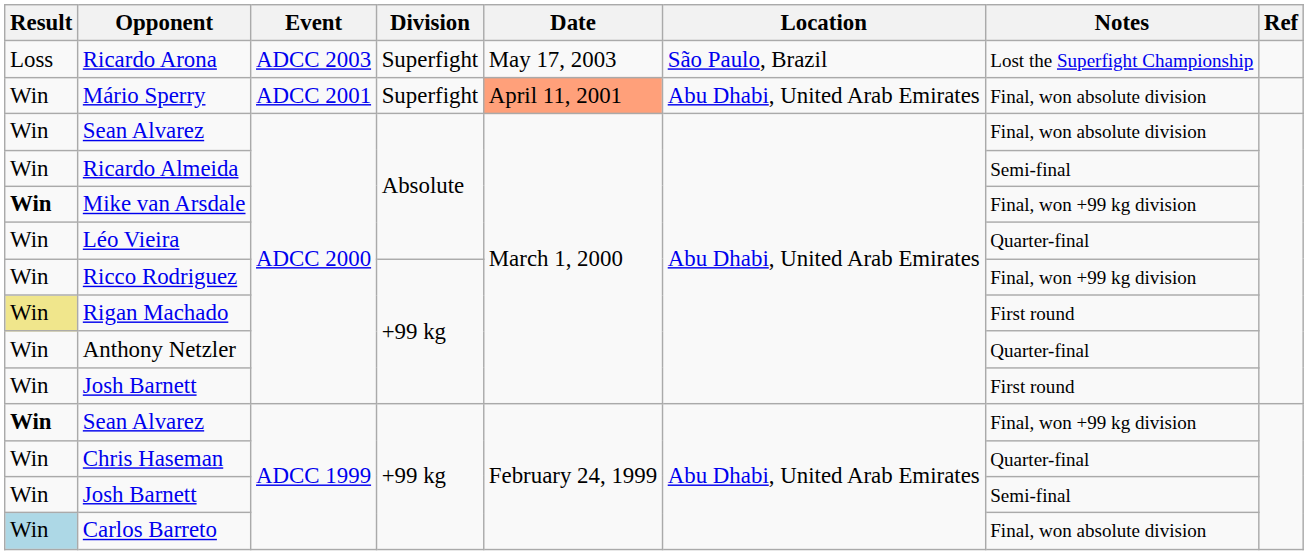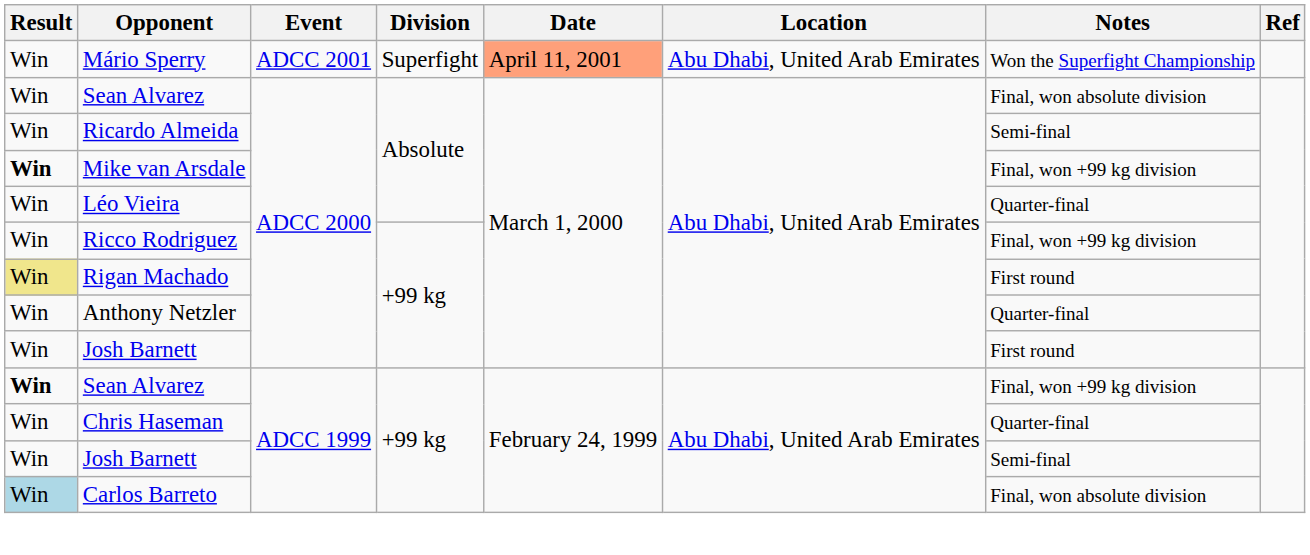- row: (150, 58)
(1098, 96) Final, won absolute division -> (1123, 60) Won the Superfight Championship
